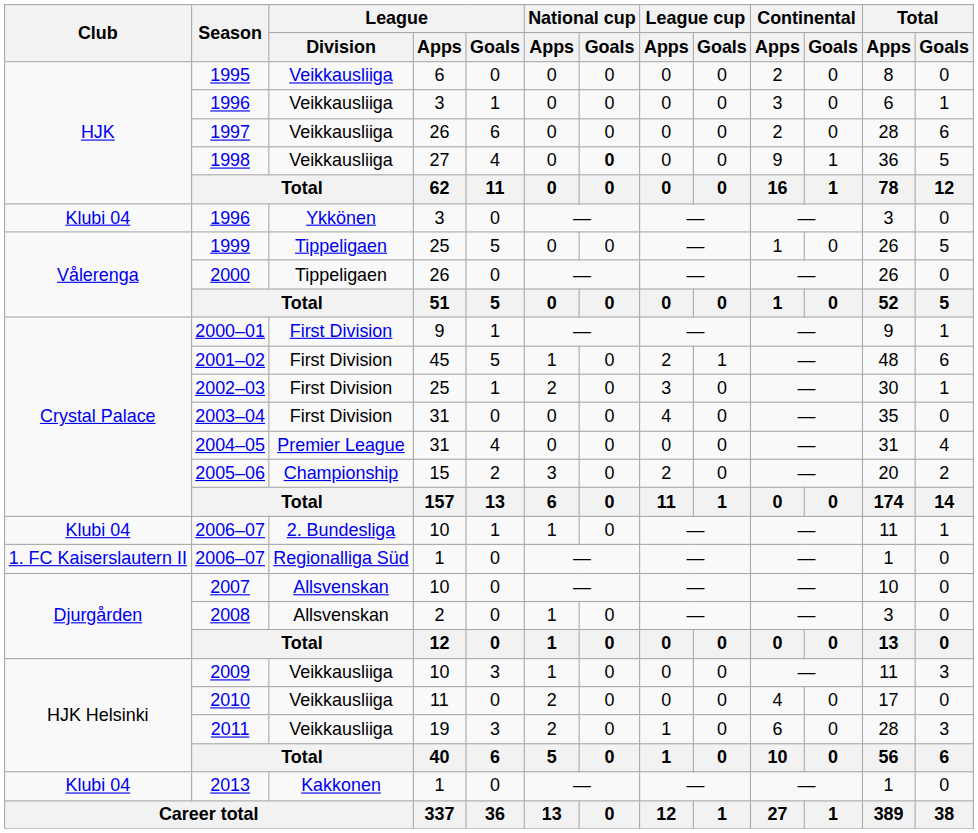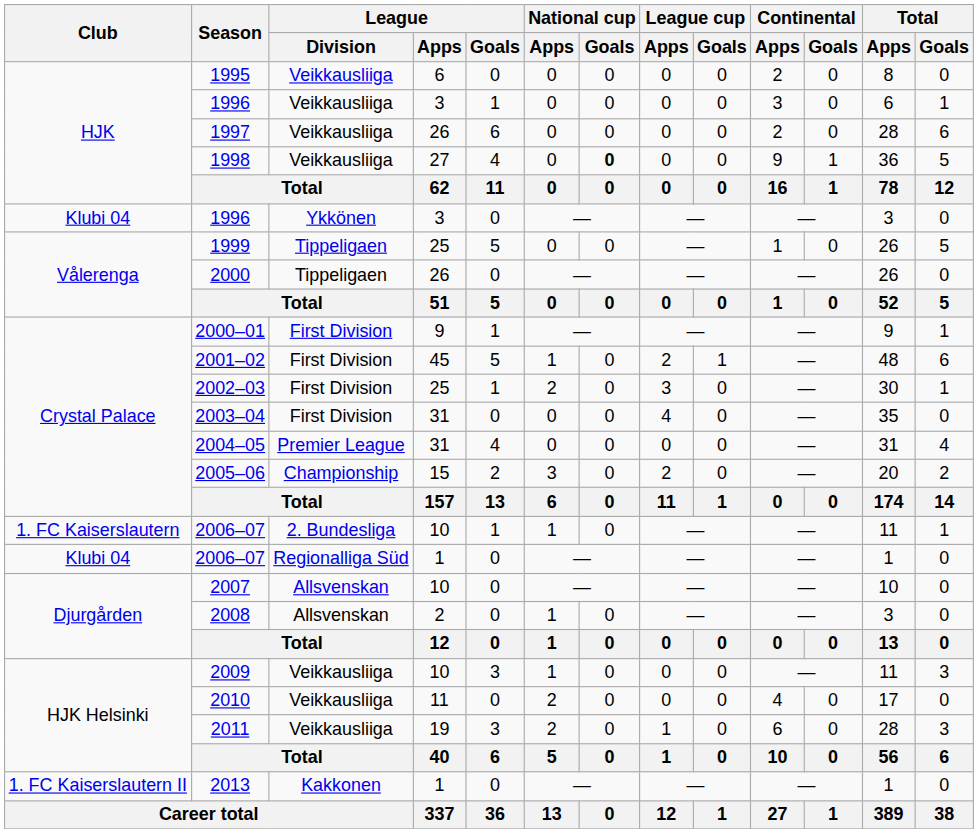(98, 530) Klubi 04 -> (98, 530) 1. FC Kaiserslautern
(98, 558) 1. FC Kaiserslautern II -> (98, 558) Klubi 04
(98, 786) Klubi 04 -> (98, 786) 1. FC Kaiserslautern II
